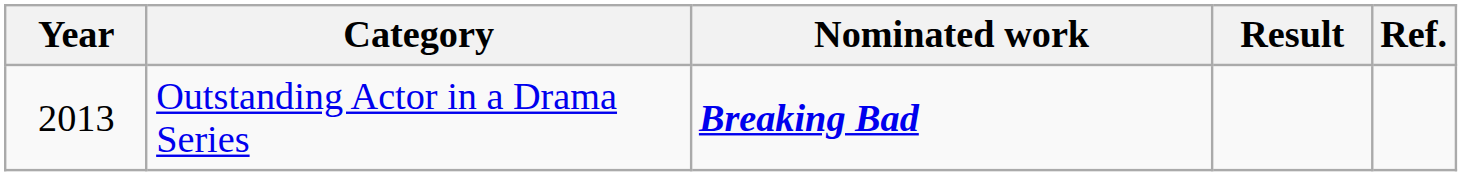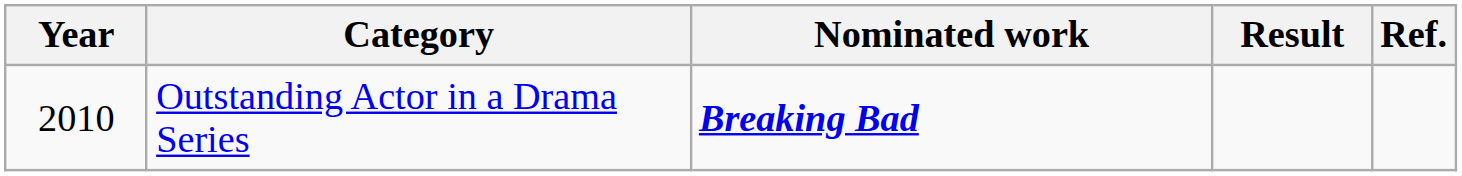(76, 116) 2013 -> (76, 116) 2010
